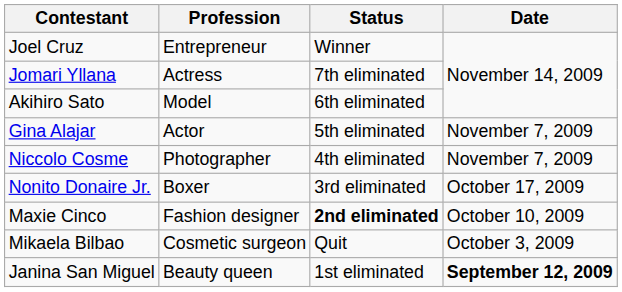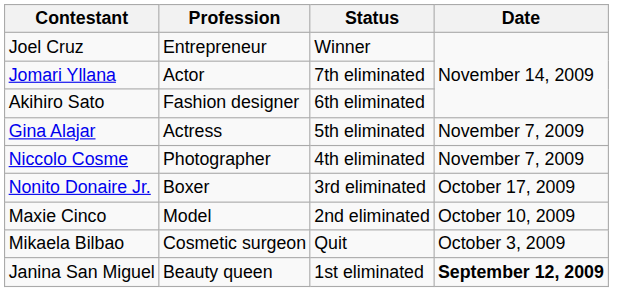(193, 74) Actress -> (184, 74) Actor
(187, 103) Model -> (231, 103) Fashion designer
(184, 131) Actor -> (193, 131) Actress
(231, 215) Fashion designer -> (187, 215) Model
(376, 215) bold -> (372, 215) normal
